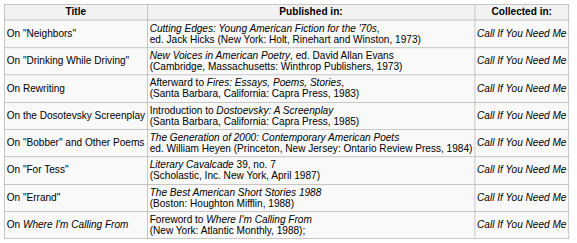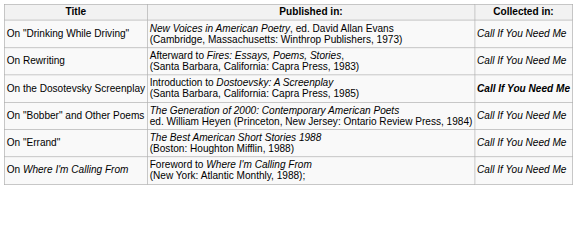- row: (41, 34)
(522, 116) normal -> (523, 88) bold
- row: (38, 170)
